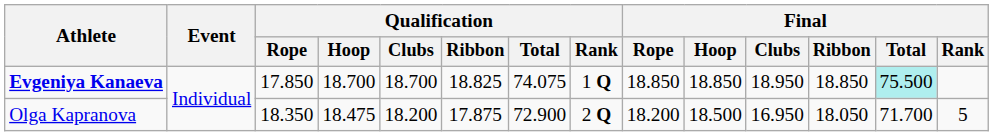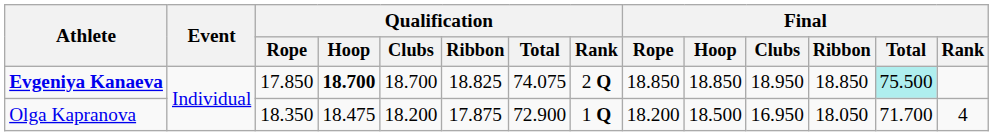(349, 82) normal -> (349, 82) bold
(596, 82) 1 Q -> (596, 82) 2 Q
(596, 114) 2 Q -> (596, 114) 1 Q
(963, 114) 5 -> (963, 114) 4
